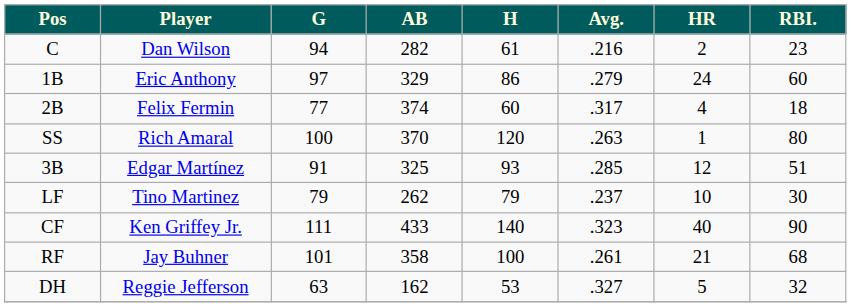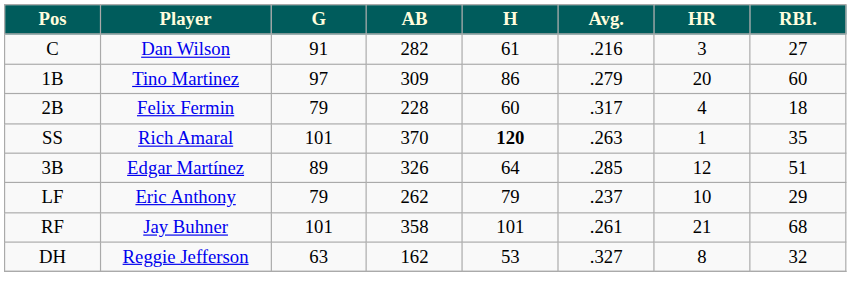(319, 49) 94 -> (319, 49) 91
(702, 49) 2 -> (702, 49) 3
(798, 49) 23 -> (798, 49) 27
(186, 78) Eric Anthony -> (186, 78) Tino Martinez
(415, 78) 329 -> (415, 78) 309
(702, 78) 24 -> (702, 78) 20
(319, 108) 77 -> (319, 108) 79
(415, 108) 374 -> (415, 108) 228
(319, 138) 100 -> (319, 138) 101
(510, 138) normal -> (510, 138) bold
(798, 138) 80 -> (798, 138) 35
(319, 167) 91 -> (319, 167) 89
(415, 167) 325 -> (415, 167) 326
(510, 167) 93 -> (510, 167) 64
(186, 197) Tino Martinez -> (186, 197) Eric Anthony
(798, 197) 30 -> (798, 197) 29
- row: (52, 227)
(510, 256) 100 -> (510, 227) 101
(702, 286) 5 -> (702, 256) 8
